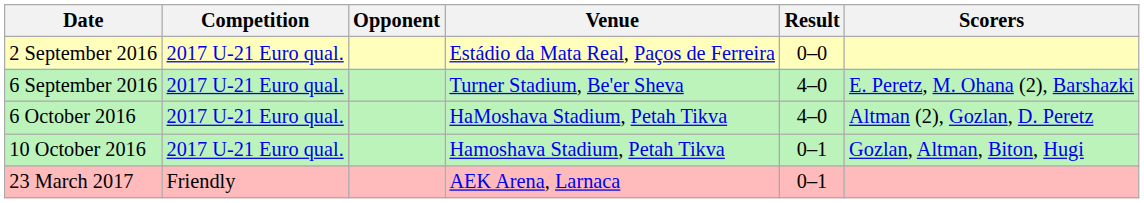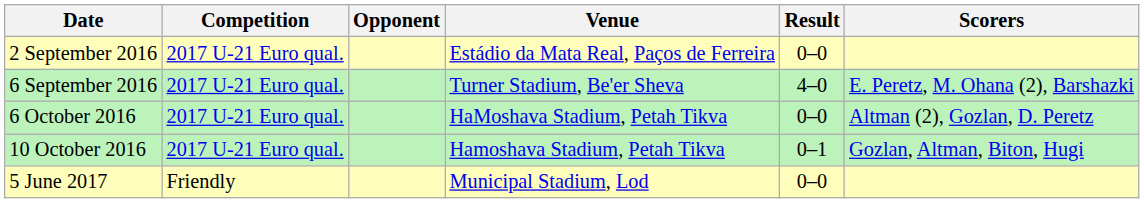(812, 117) 4–0 -> (812, 117) 0–0
- row: (71, 181)
+ row: (58, 181)
